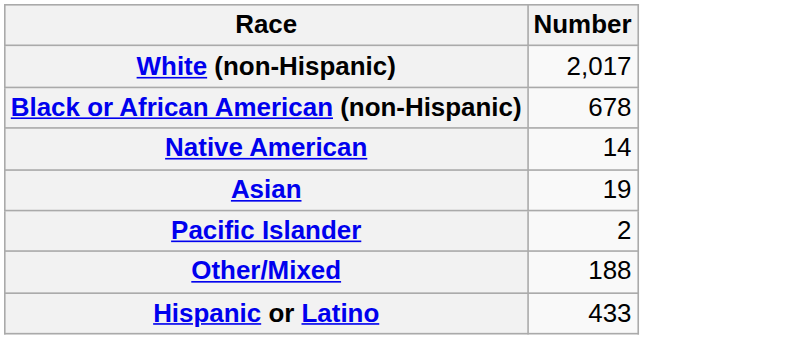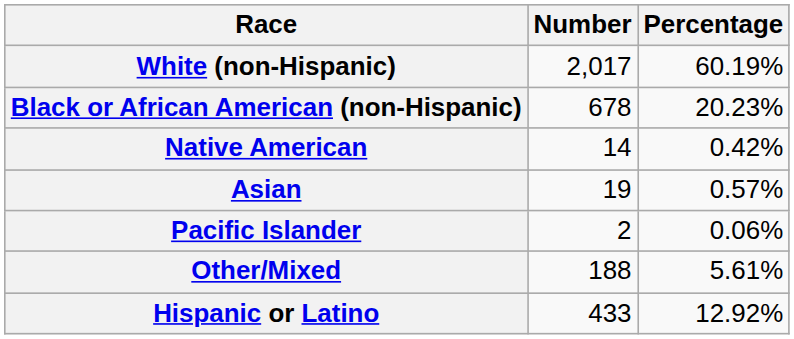+ column: (713, 25)
